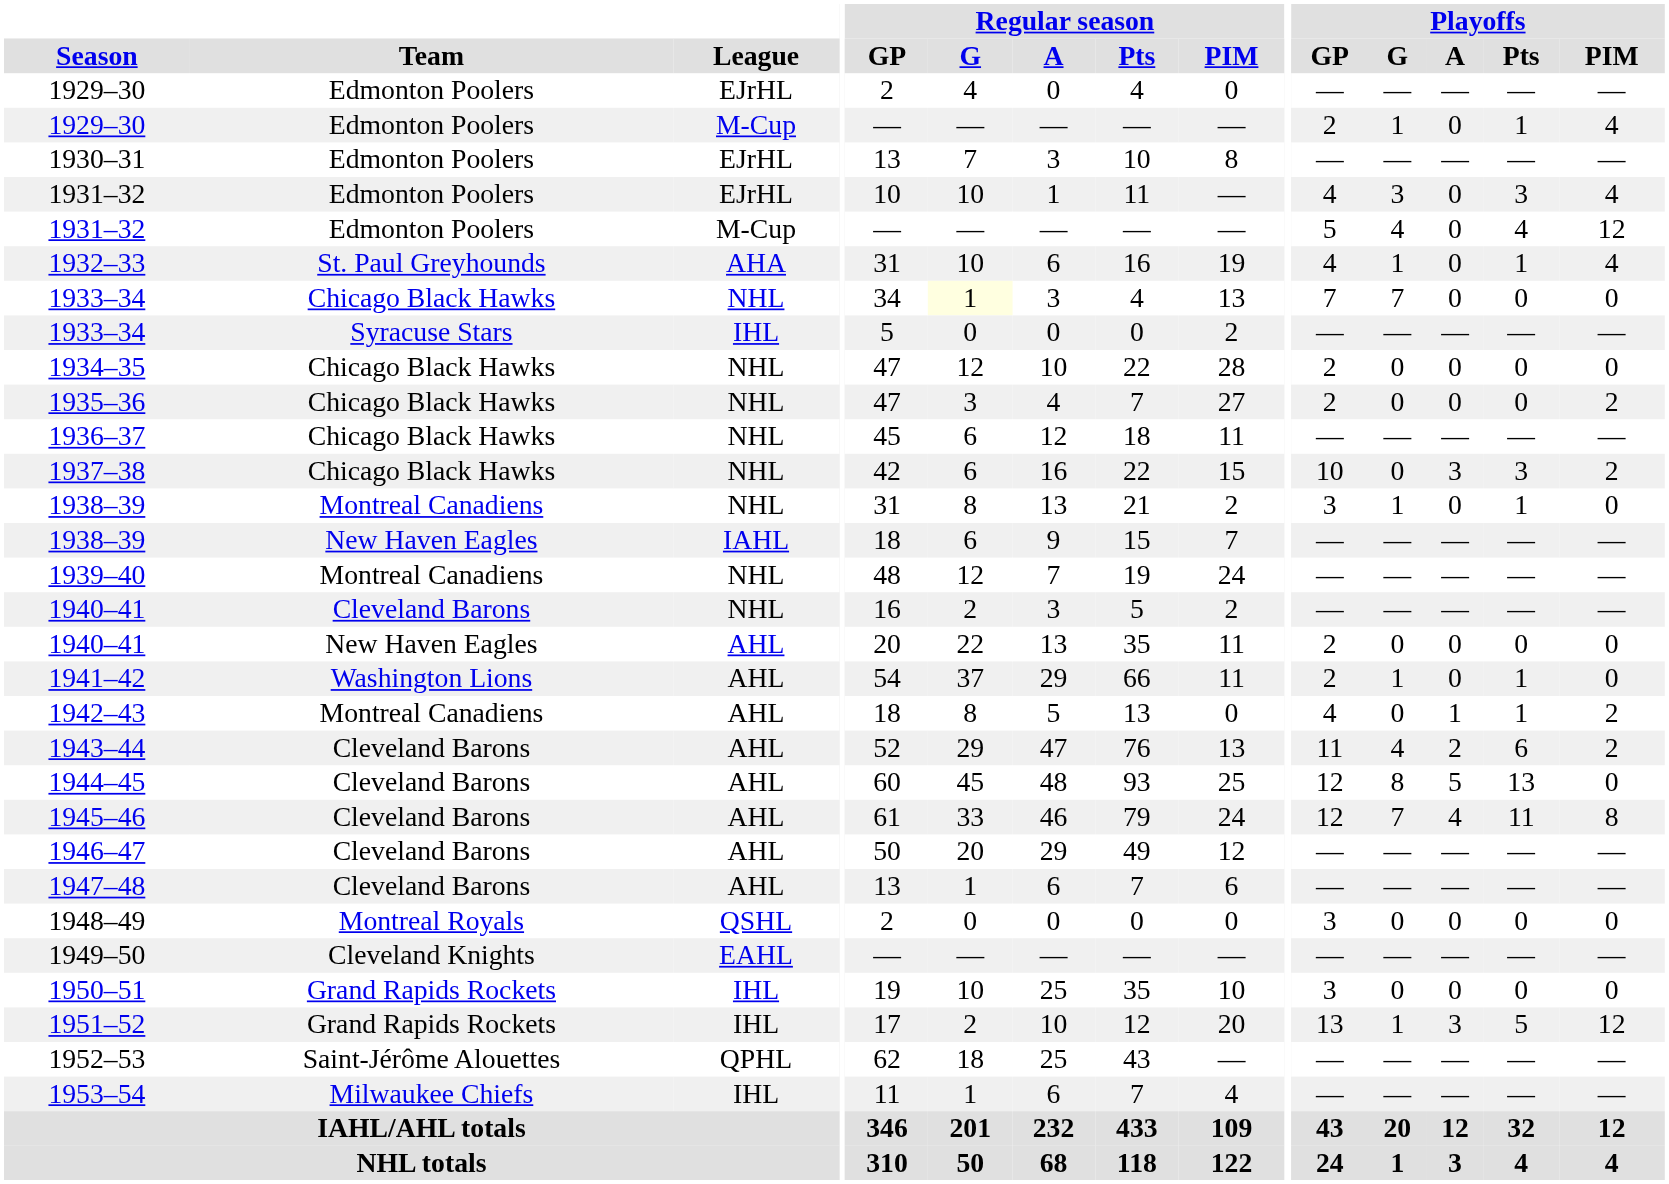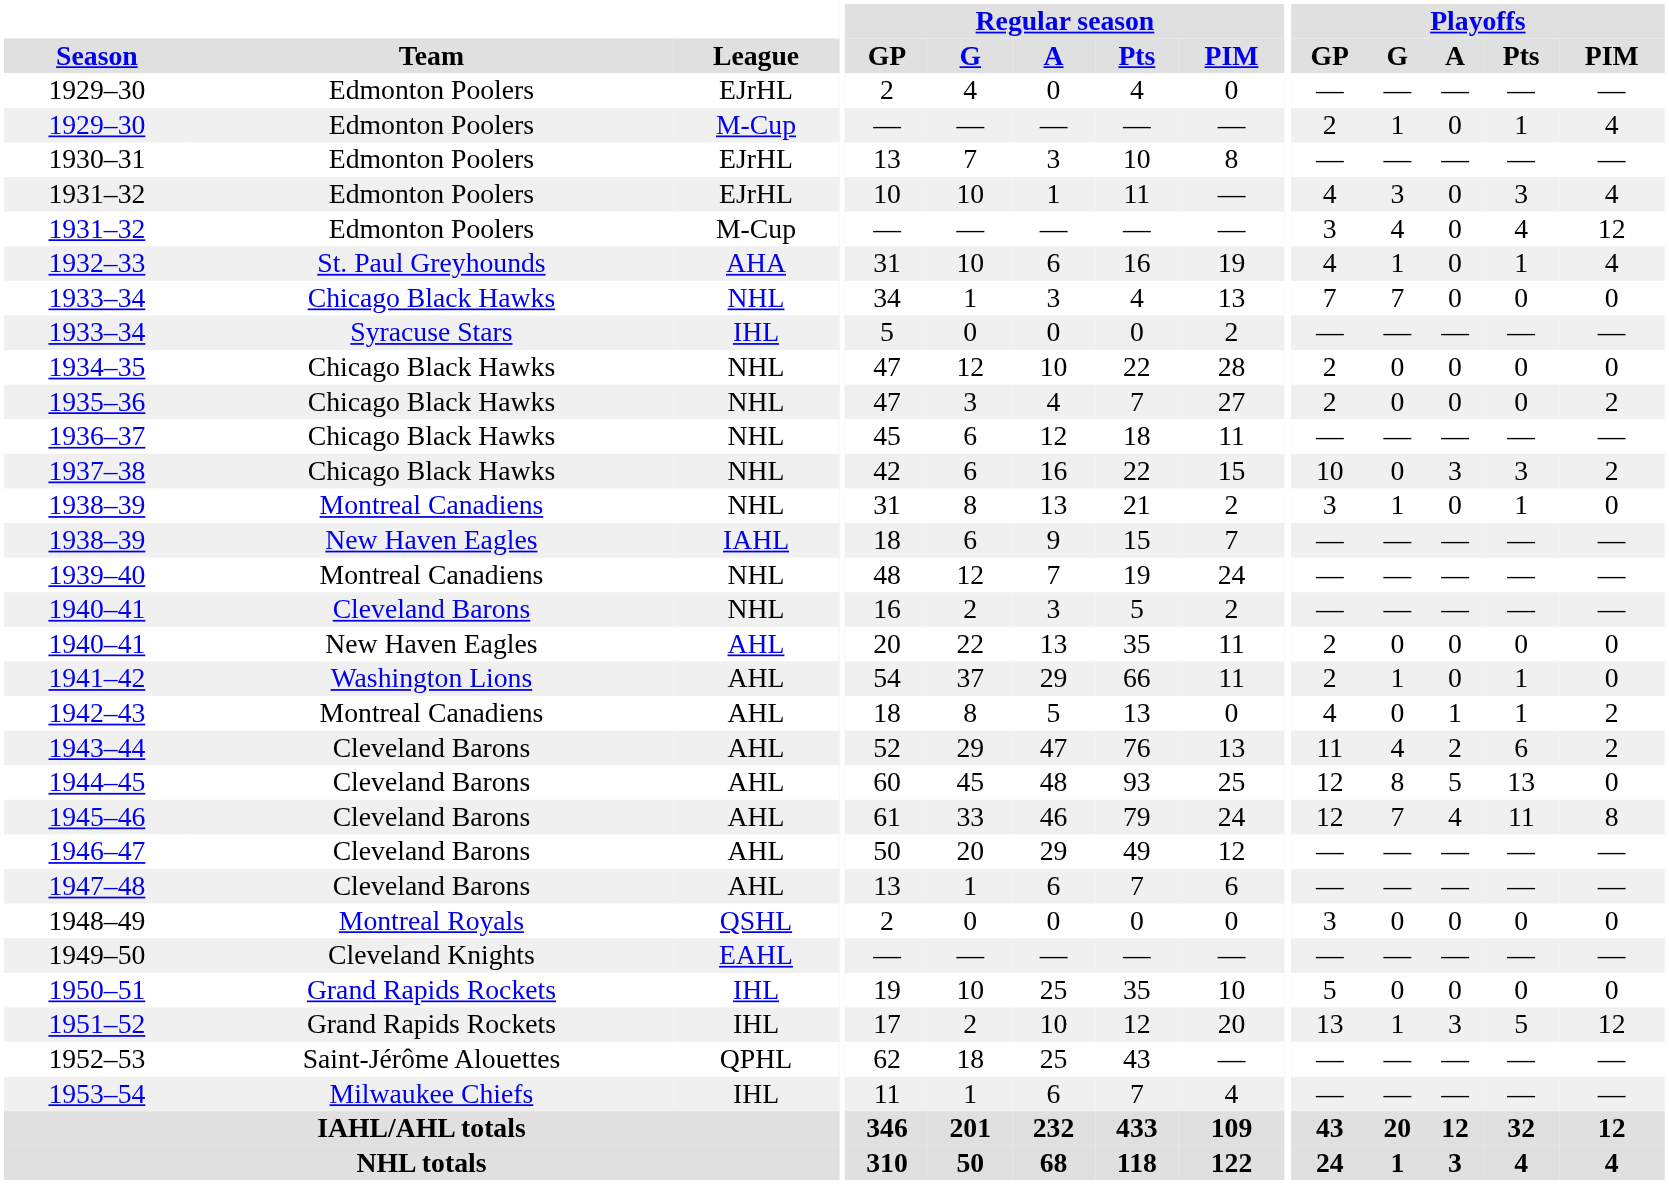(1330, 228) 5 -> (1330, 228) 3
(970, 297) lightyellow background -> (970, 297) no background
(1330, 989) 3 -> (1330, 989) 5
